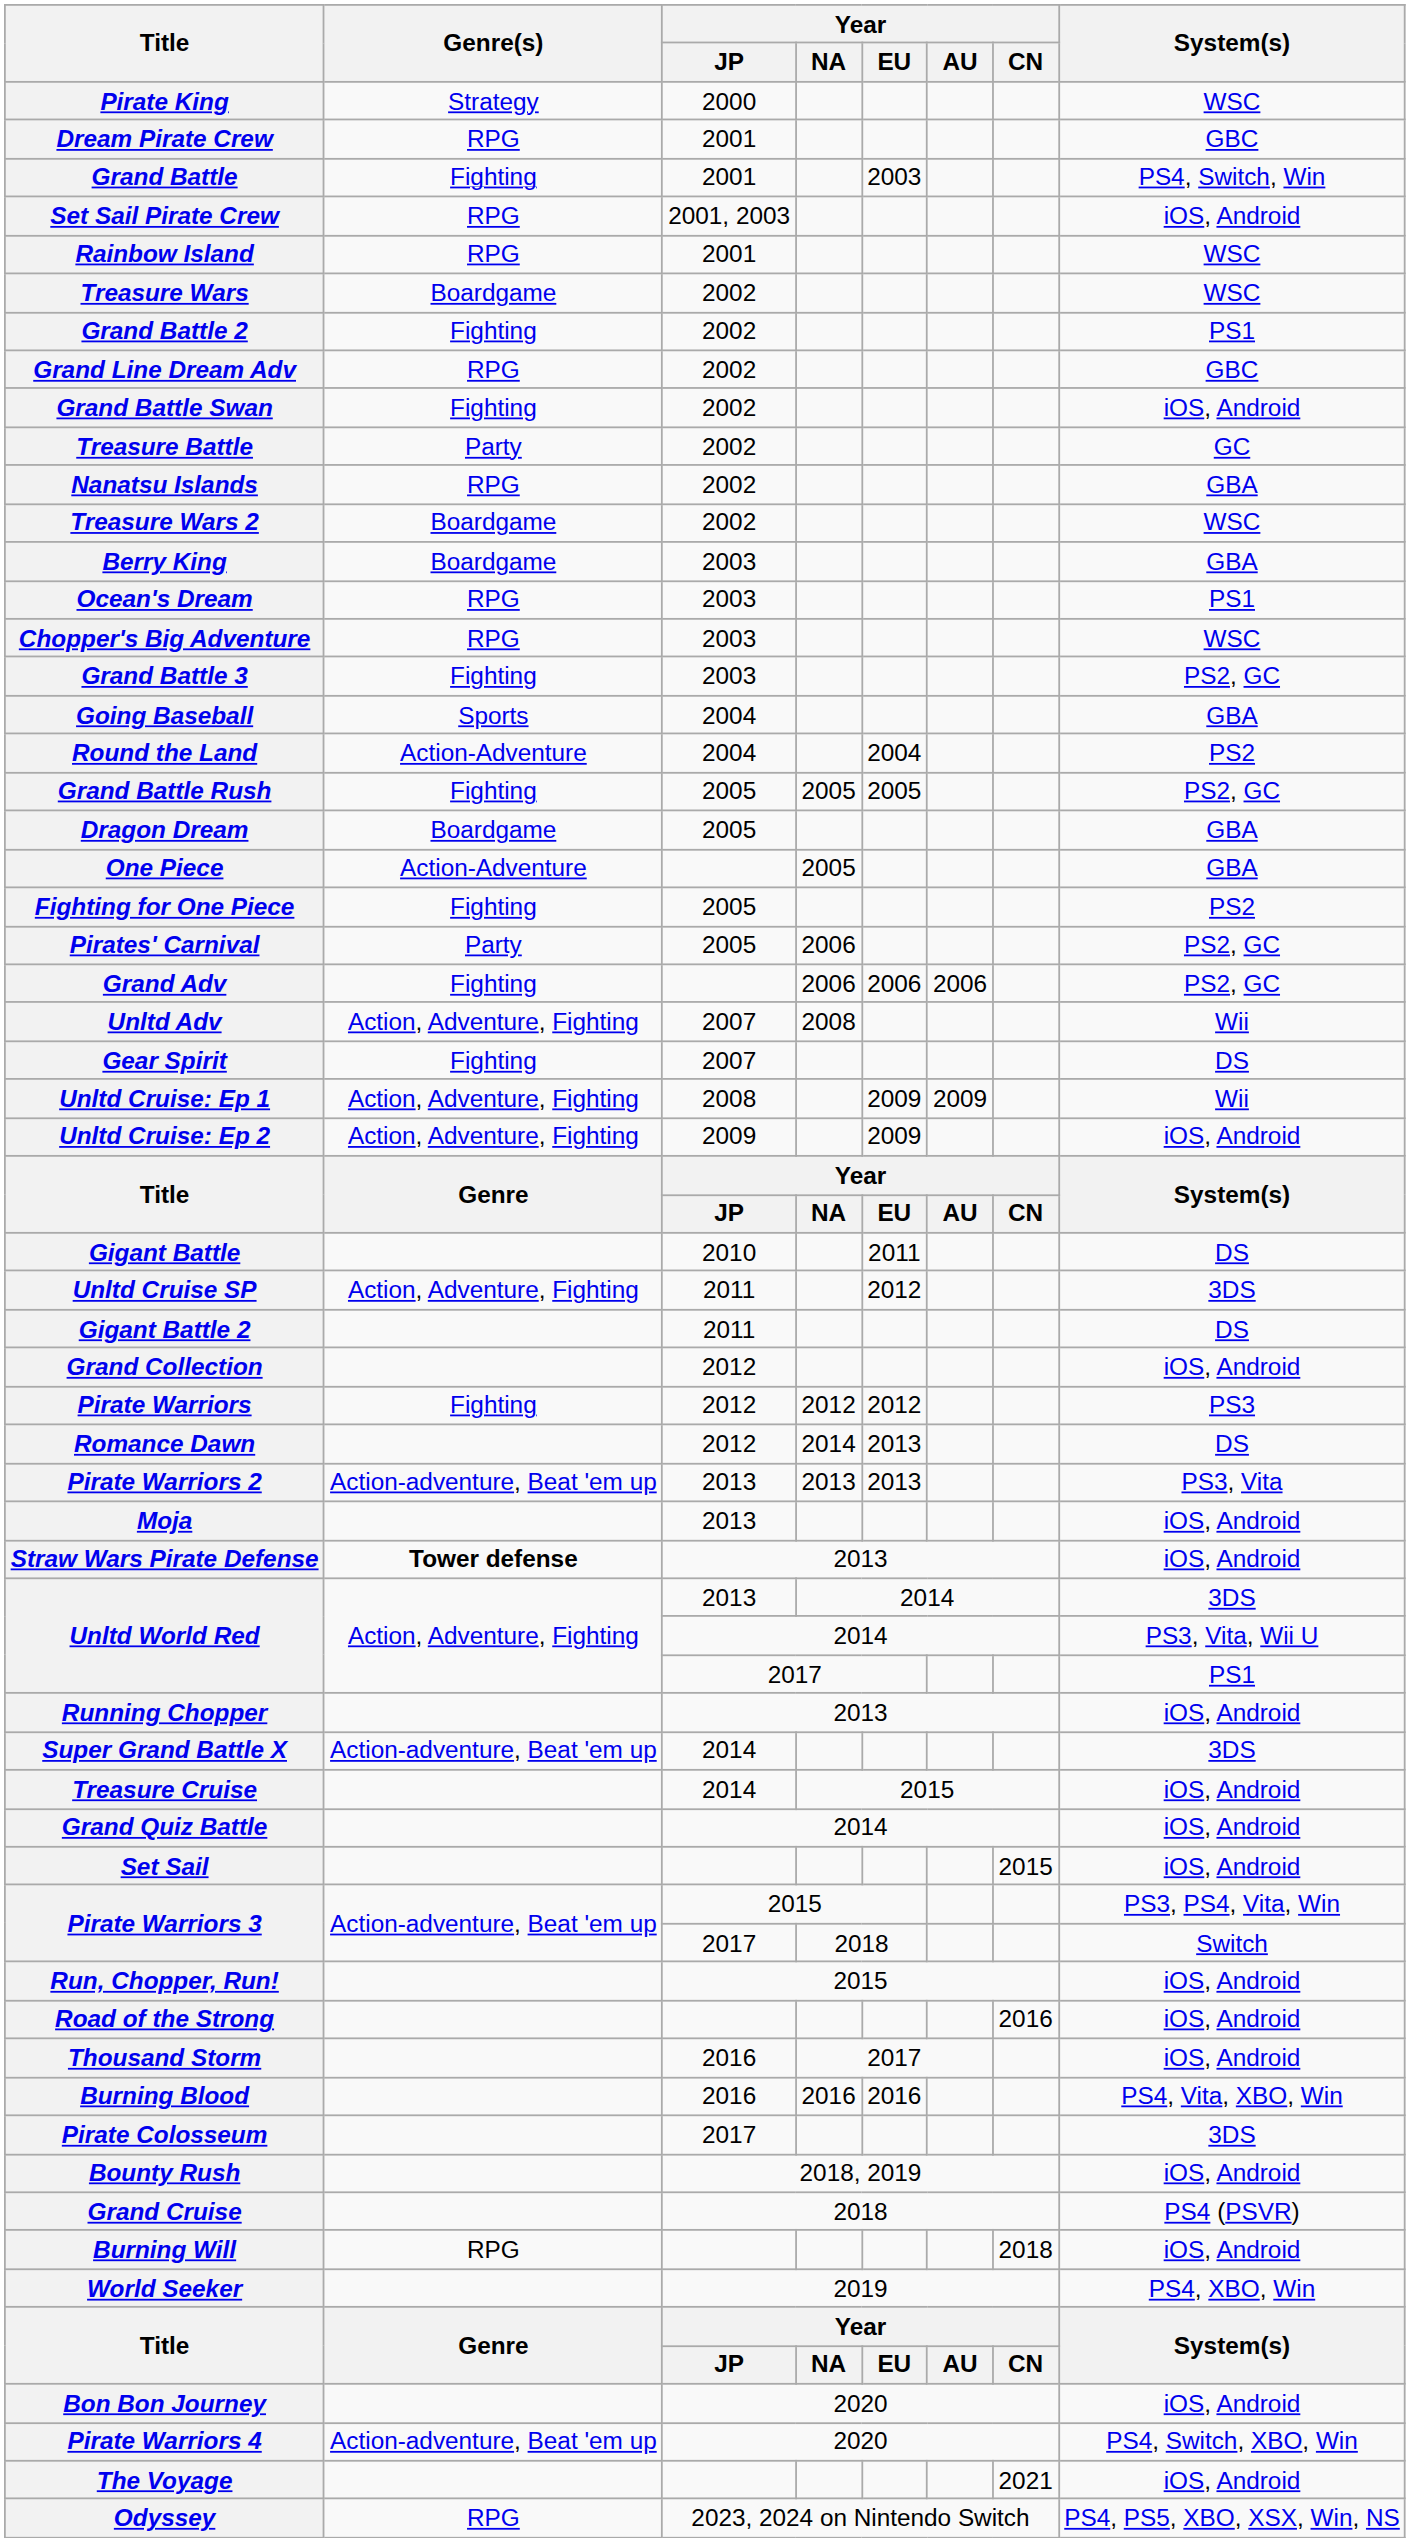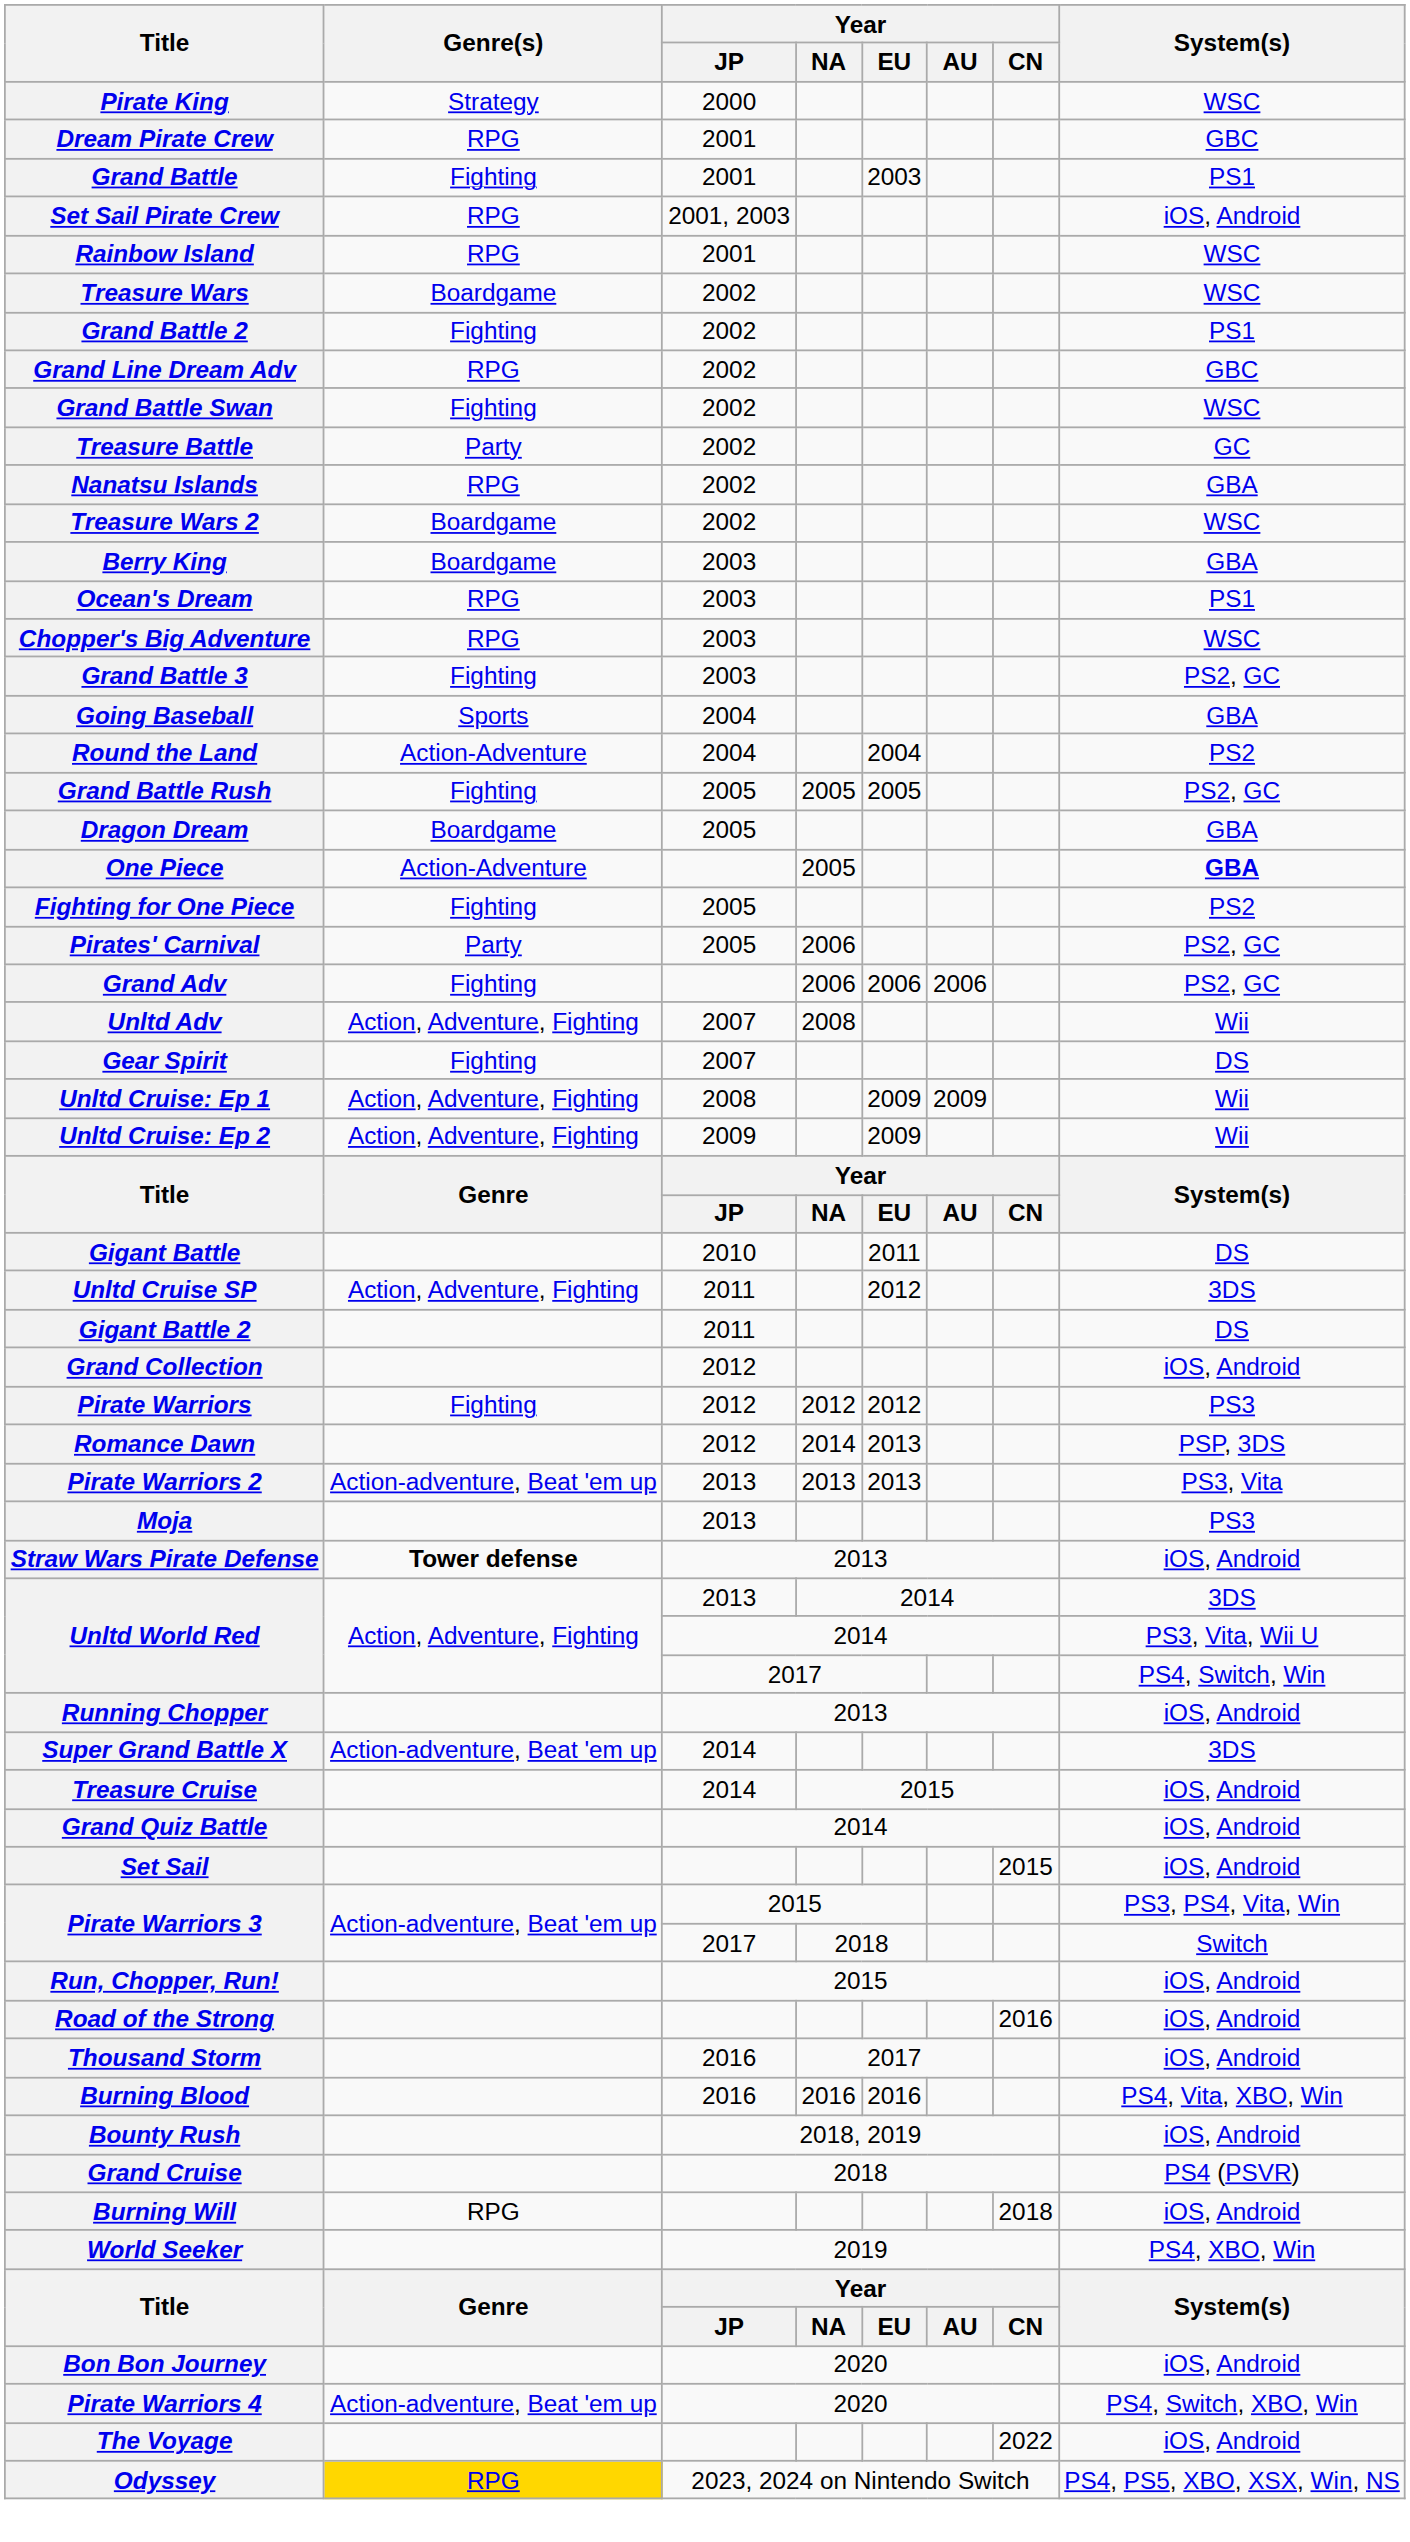(1232, 177) PS4, Switch, Win -> (1232, 177) PS1
(1232, 407) iOS, Android -> (1232, 407) WSC
(1232, 868) normal -> (1232, 868) bold
(1232, 1136) iOS, Android -> (1232, 1136) Wii
(1232, 1443) DS -> (1232, 1443) PSP, 3DS
(1232, 1520) iOS, Android -> (1232, 1520) PS3
(1232, 1674) PS1 -> (1232, 1674) PS4, Switch, Win
- row: (165, 2134)
(1026, 2480) 2021 -> (1026, 2441) 2022
(493, 2518) no background -> (493, 2480) gold background
